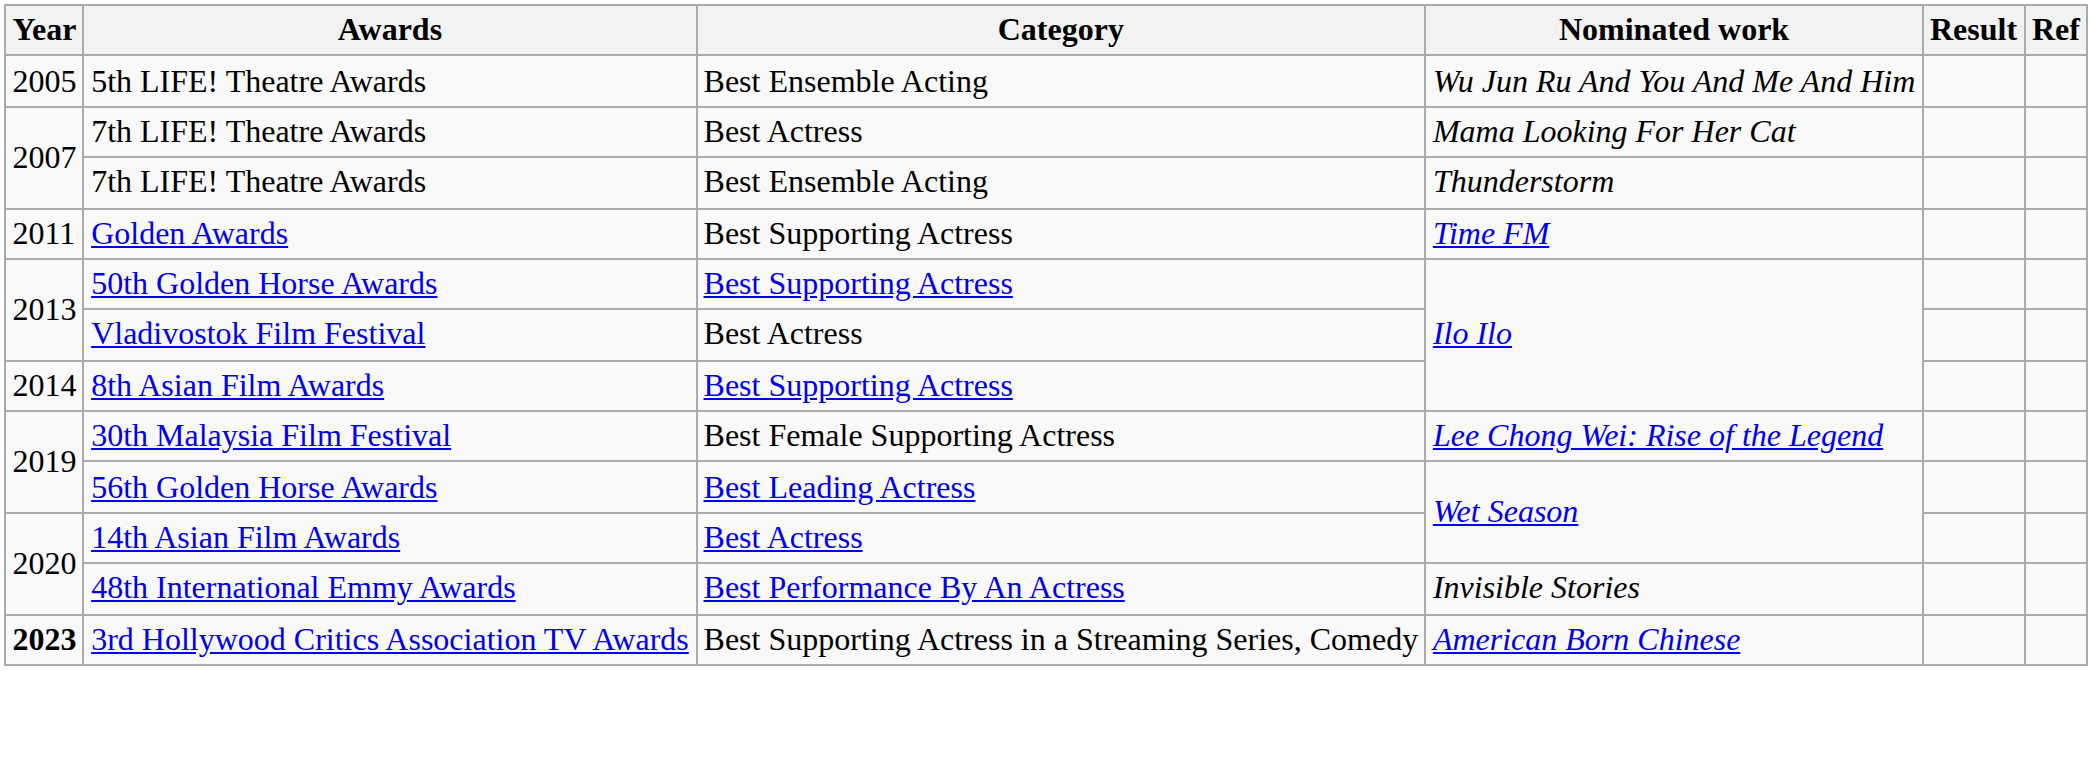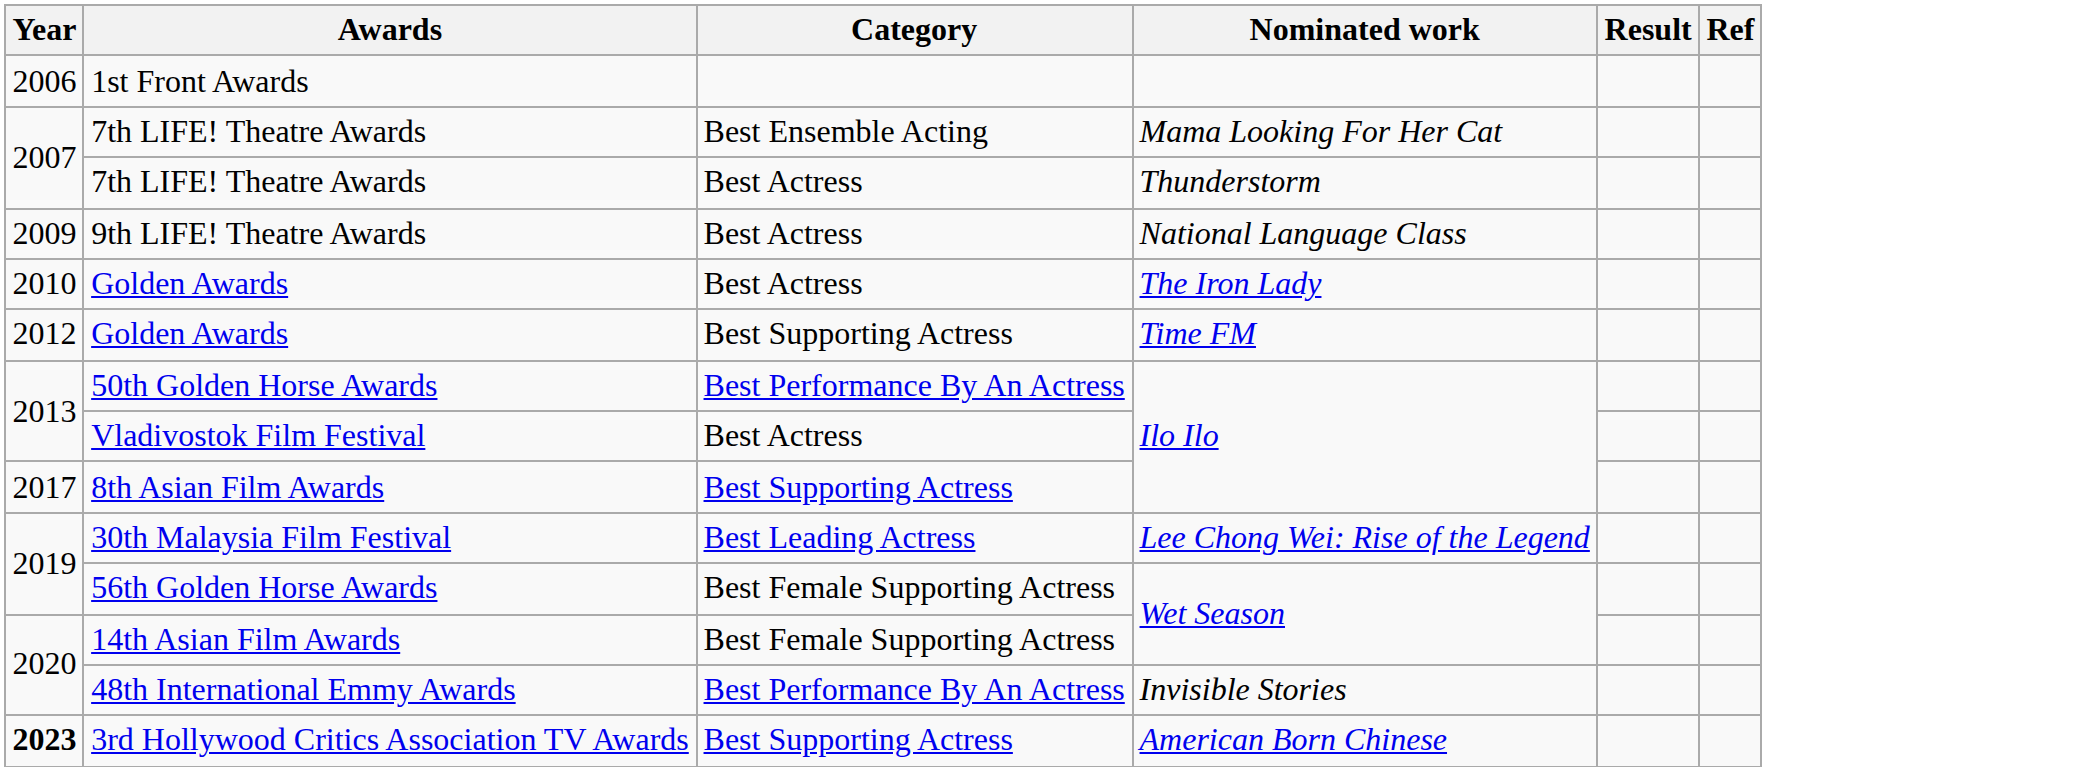- row: (259, 80)
+ row: (200, 80)
(783, 131) Best Actress -> (846, 131) Best Ensemble Acting
(846, 182) Best Ensemble Acting -> (783, 182) Best Actress
+ row: (259, 232)
+ row: (190, 283)
(44, 232) 2011 -> (44, 334) 2012
(858, 283) Best Supporting Actress -> (914, 385) Best Performance By An Actress
(44, 385) 2014 -> (44, 486) 2017
(909, 435) Best Female Supporting Actress -> (840, 537) Best Leading Actress
(840, 486) Best Leading Actress -> (909, 588) Best Female Supporting Actress
(783, 537) Best Actress -> (909, 638) Best Female Supporting Actress
(1061, 638) Best Supporting Actress in a Streaming Series, Comedy -> (858, 740) Best Supporting Actress
